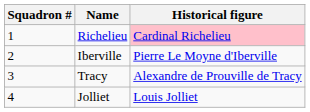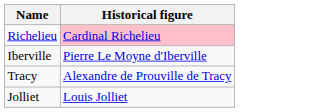- column: (40, 14)
